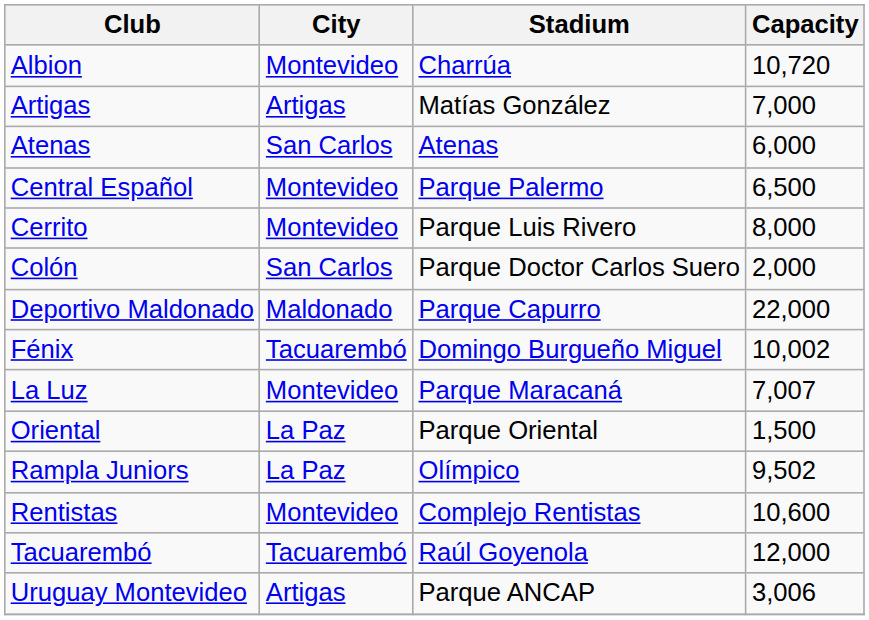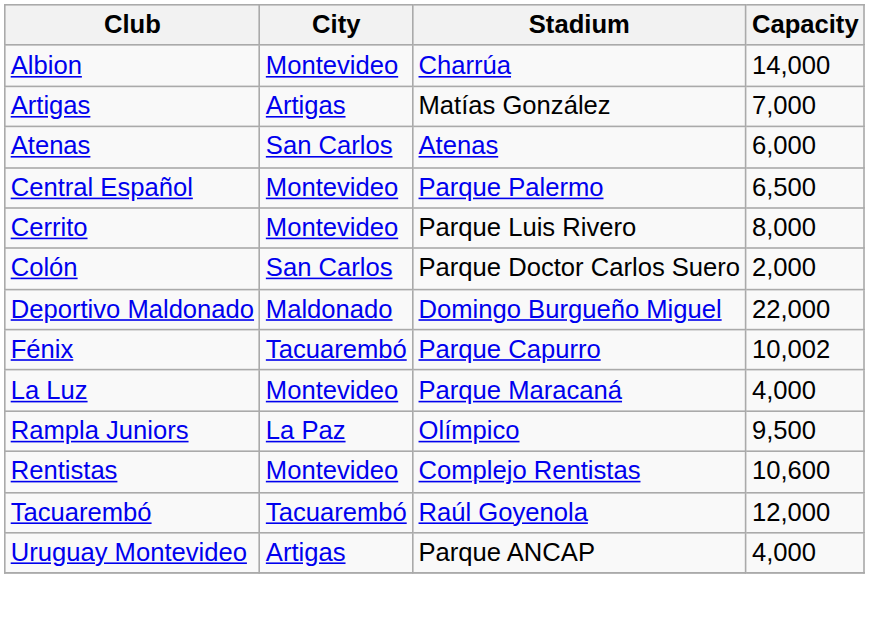(791, 65) 10,720 -> (791, 65) 14,000
(510, 308) Parque Capurro -> (570, 308) Domingo Burgueño Miguel
(570, 349) Domingo Burgueño Miguel -> (510, 349) Parque Capurro
(784, 390) 7,007 -> (784, 390) 4,000
- row: (56, 430)
(784, 471) 9,502 -> (784, 430) 9,500
(784, 593) 3,006 -> (784, 552) 4,000
